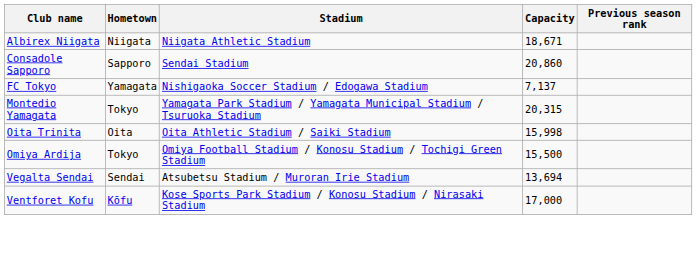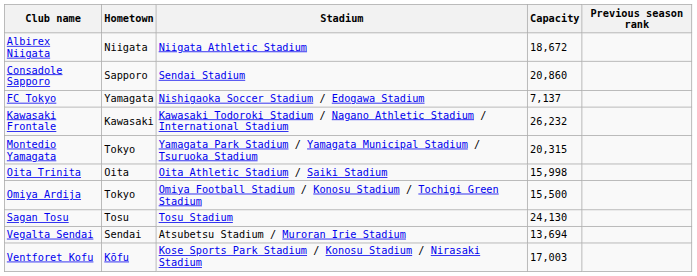(544, 41) 18,671 -> (549, 47) 18,672
+ row: (32, 121)
+ row: (38, 218)
(544, 200) 17,000 -> (549, 257) 17,003
